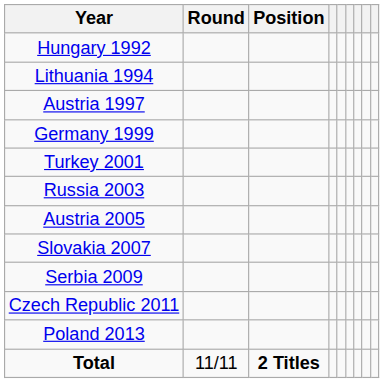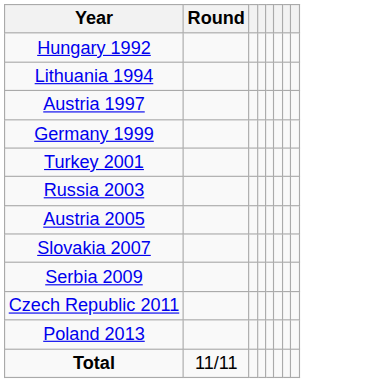- column: (289, 18)
